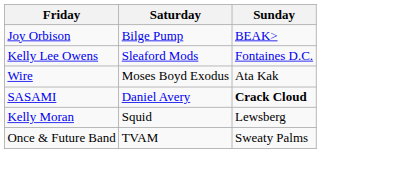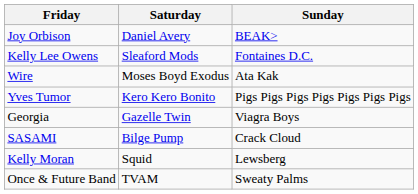(152, 35) Bilge Pump -> (156, 35) Daniel Avery
+ row: (39, 96)
+ row: (28, 117)
(156, 96) Daniel Avery -> (152, 138) Bilge Pump
(271, 96) bold -> (268, 138) normal
